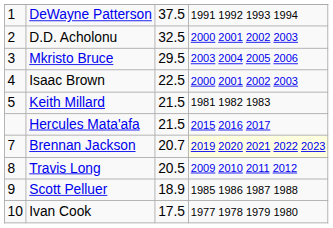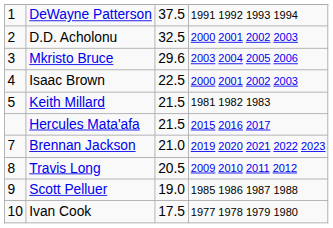(172, 59) 29.5 -> (172, 59) 29.6
(172, 146) 20.7 -> (172, 146) 21.0
(258, 146) lightyellow background -> (258, 146) no background
(172, 189) 18.9 -> (172, 189) 19.0
